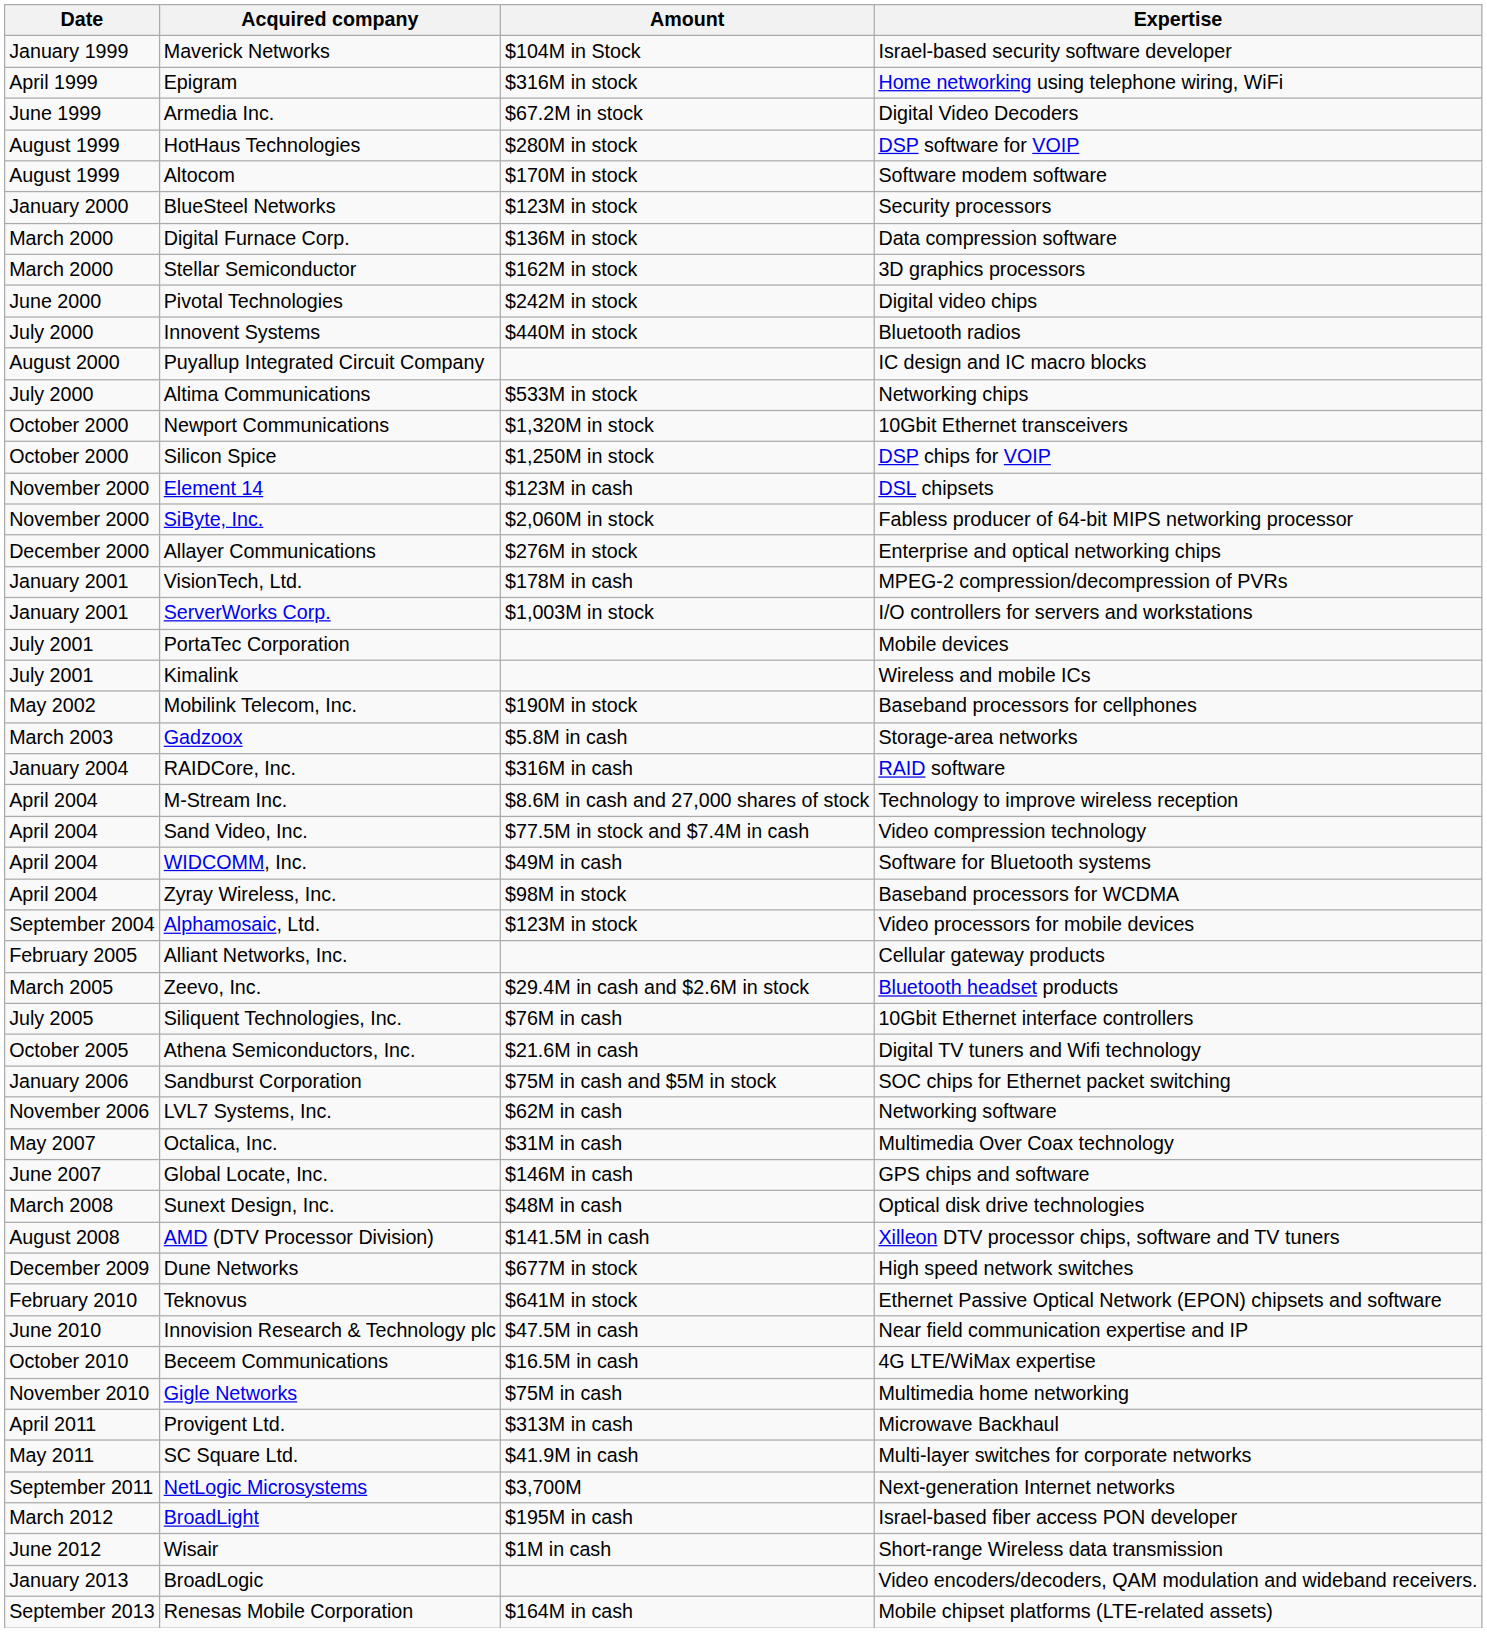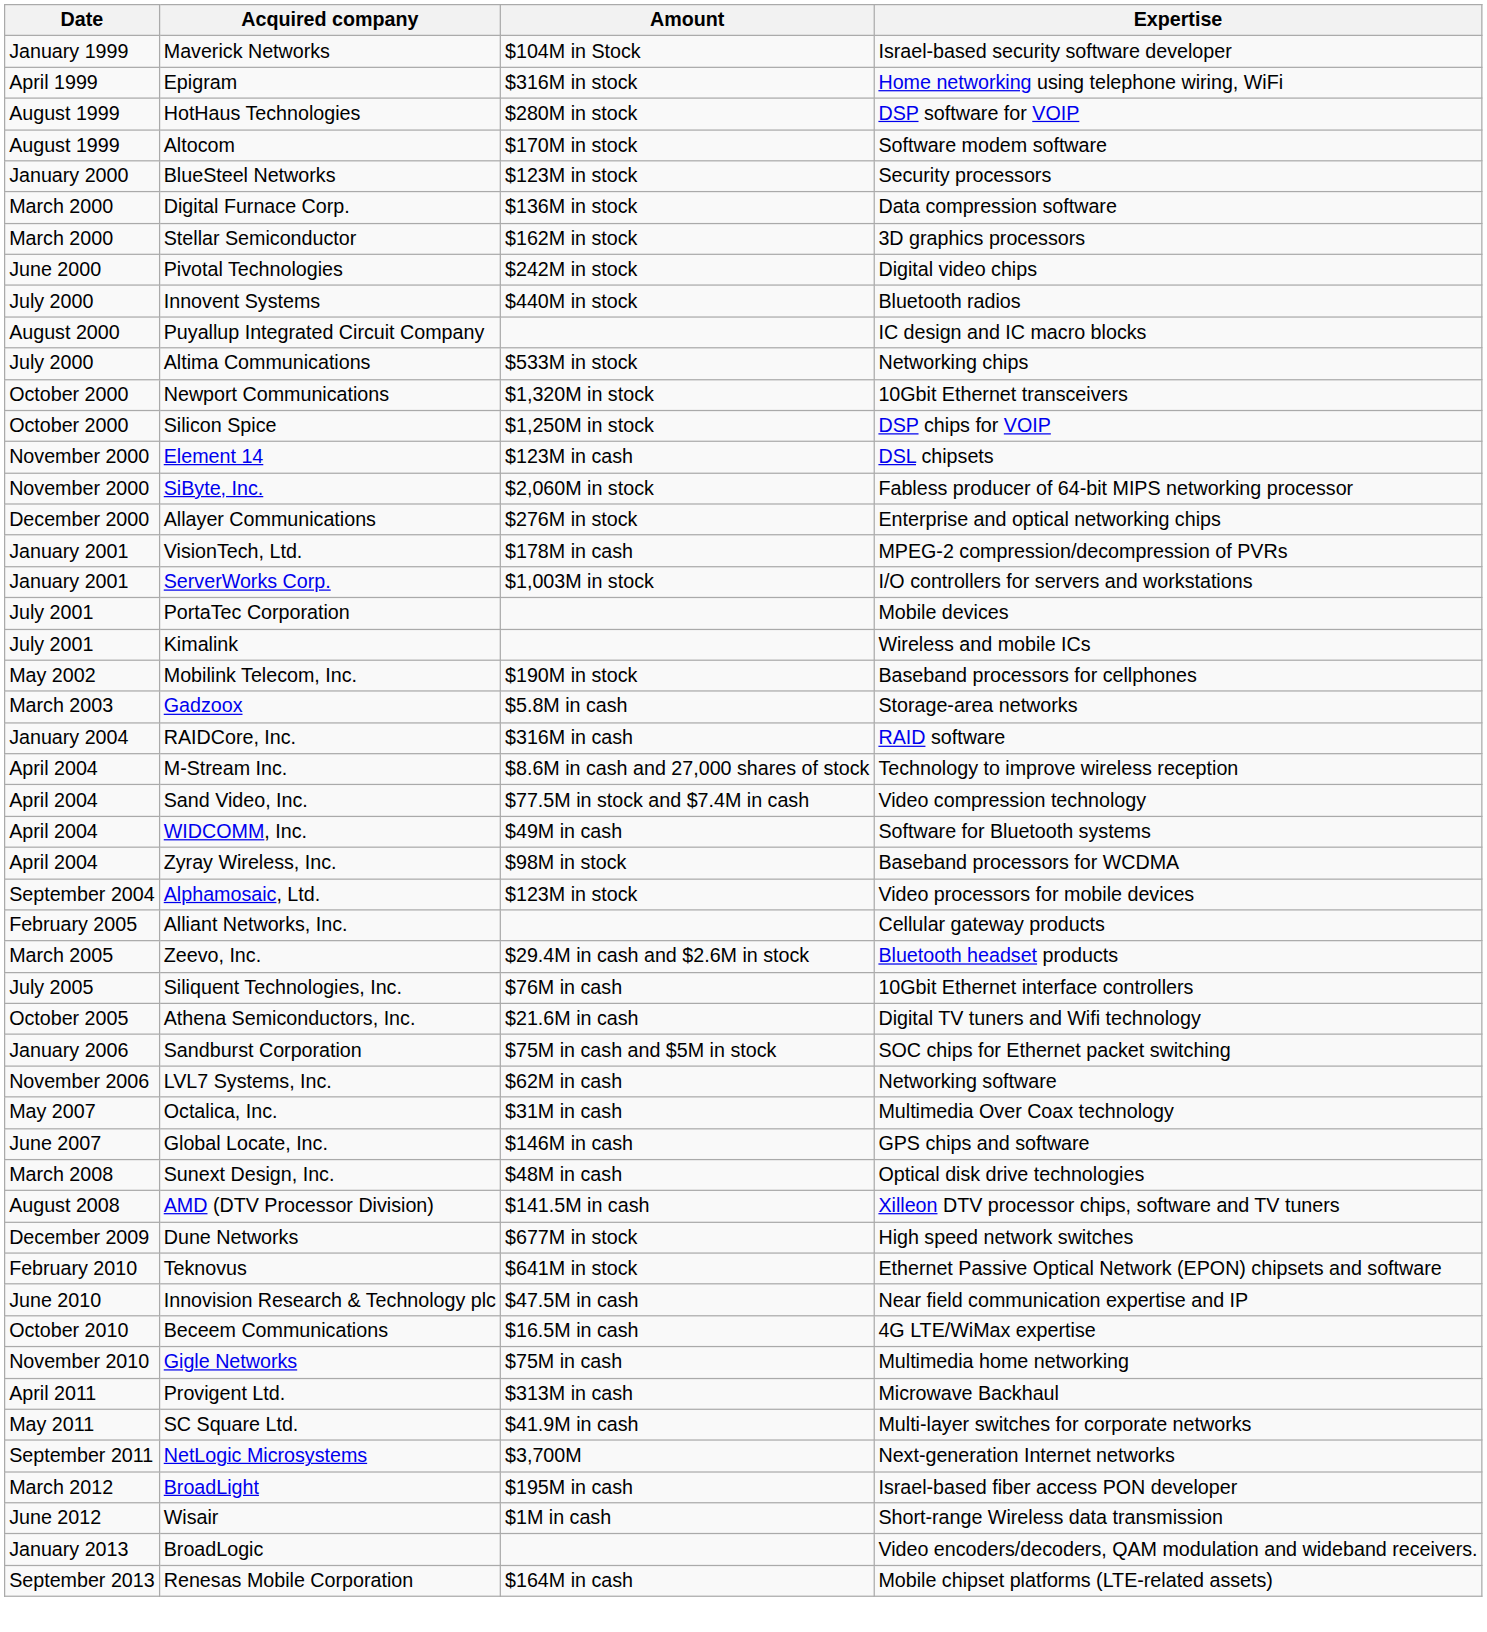- row: (219, 113)
